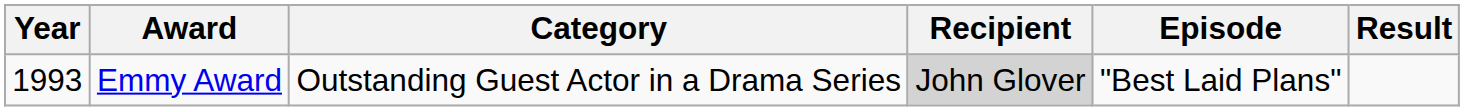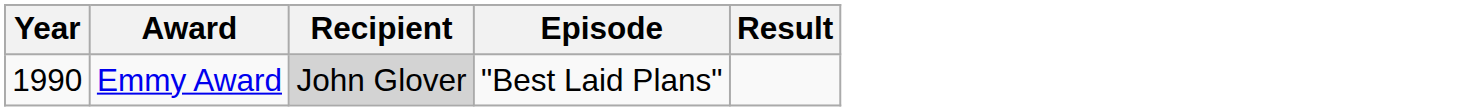- column: (599, 29)
(47, 79) 1993 -> (47, 79) 1990
